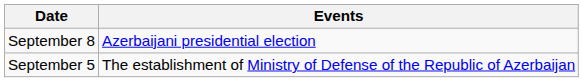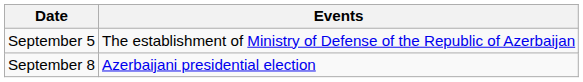rows swapped: (51, 64) <-> (51, 40)
